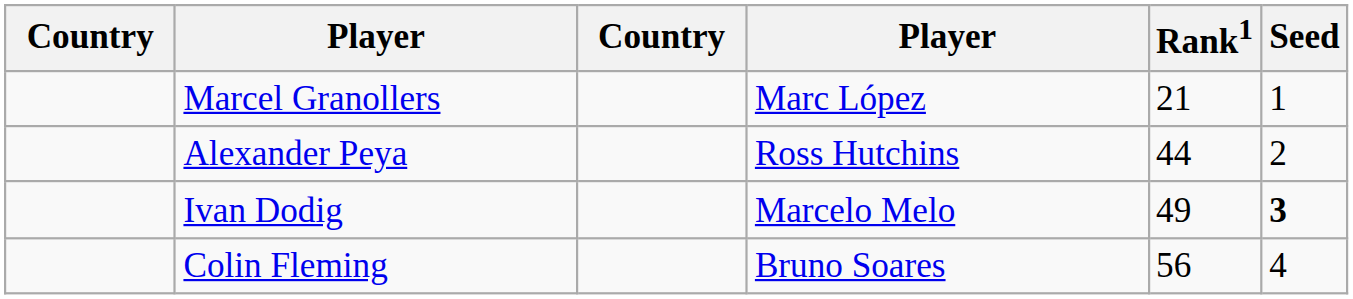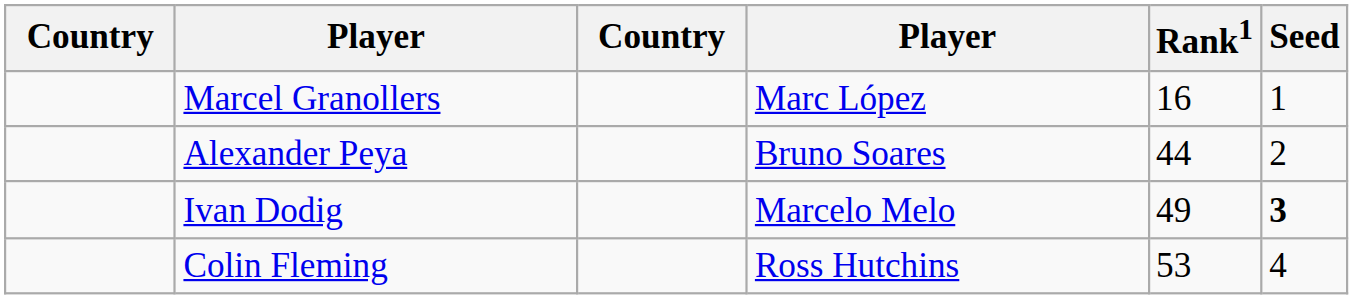(1174, 97) 21 -> (1174, 97) 16
(857, 153) Ross Hutchins -> (850, 153) Bruno Soares
(850, 265) Bruno Soares -> (857, 265) Ross Hutchins
(1174, 265) 56 -> (1174, 265) 53
